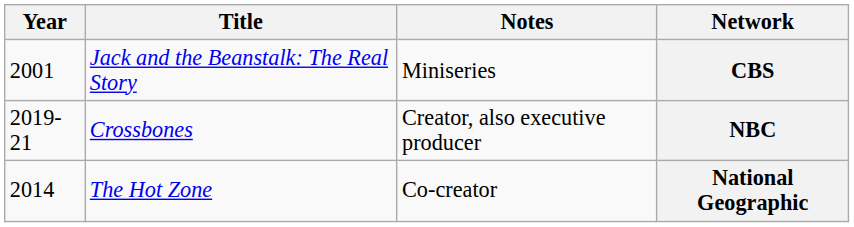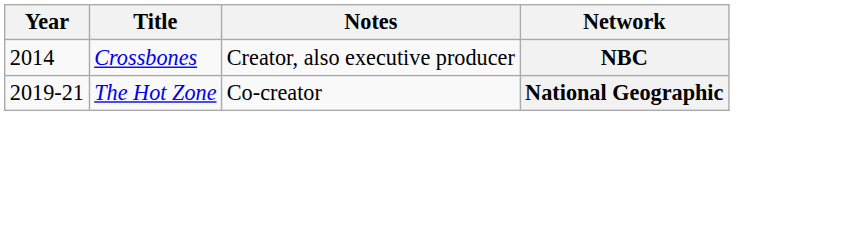- row: (753, 69)
(36, 130) 2019-21 -> (32, 57) 2014
(32, 190) 2014 -> (47, 92) 2019-21
